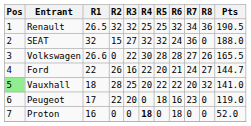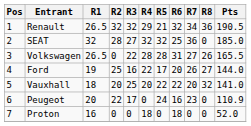(147, 26) 25 -> (147, 26) 29
(162, 26) 25 -> (162, 26) 21
(117, 41) 15 -> (117, 41) 28
(177, 41) 24 -> (177, 41) 25
(230, 41) 188.0 -> (230, 41) 185.0
(96, 56) 26.6 -> (96, 56) 26.5
(147, 56) 30 -> (147, 56) 28
(177, 56) 28 -> (177, 56) 31
(91, 70) 22 -> (91, 70) 19
(117, 70) 26 -> (117, 70) 25
(162, 70) 20 -> (162, 70) 17
(177, 70) 21 -> (177, 70) 20
(192, 70) 24 -> (192, 70) 26
(230, 70) 144.7 -> (230, 70) 144.0
(9, 85) lightgreen background -> (9, 85) no background
(117, 85) 28 -> (117, 85) 20
(91, 99) 17 -> (91, 99) 20
(132, 99) 20 -> (132, 99) 17
(162, 99) 18 -> (162, 99) 24
(230, 99) 119.0 -> (230, 99) 110.9
(147, 114) bold -> (147, 114) normal
